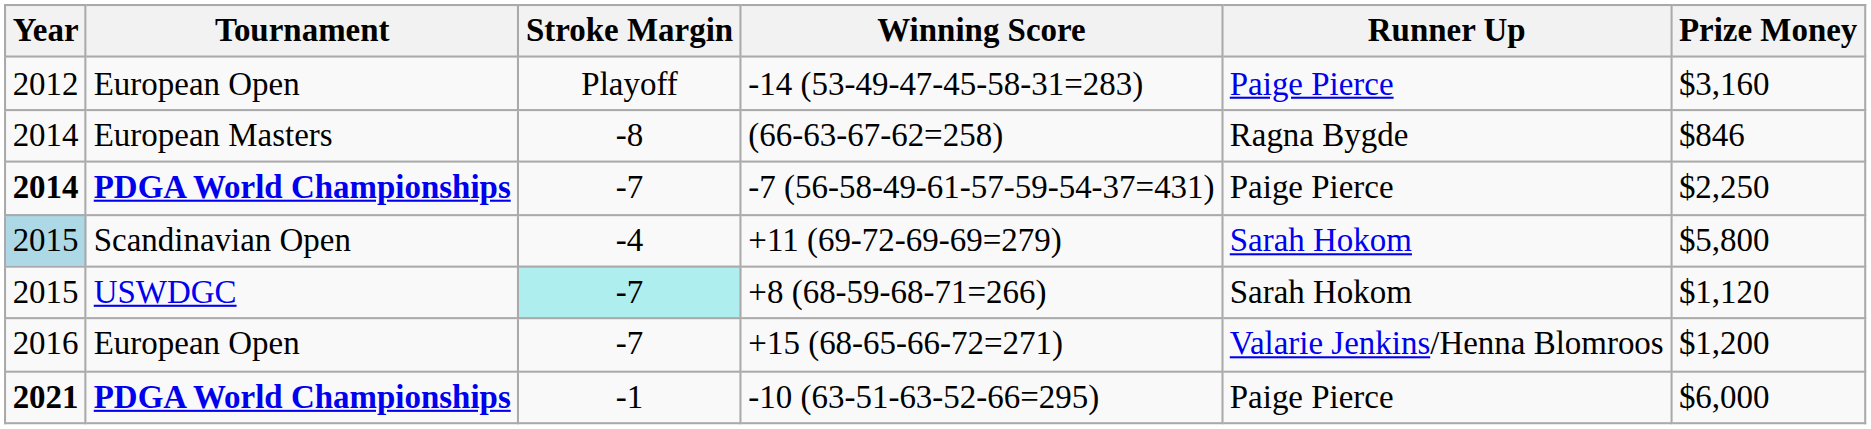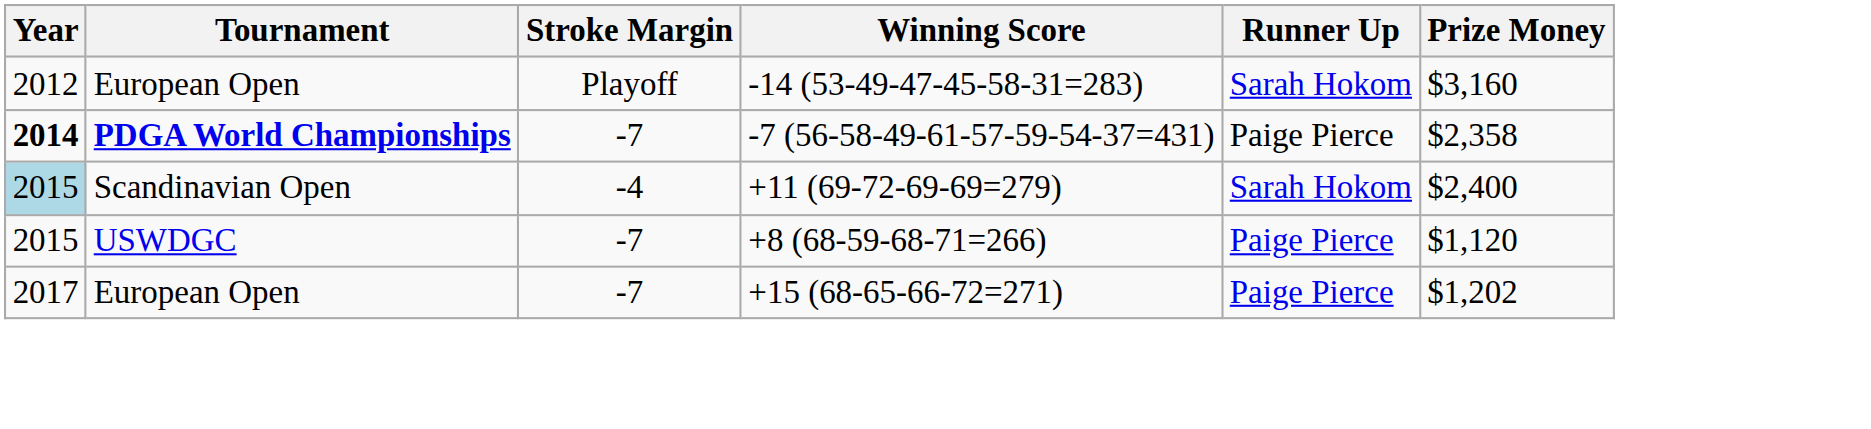(1312, 82) Paige Pierce -> (1321, 82) Sarah Hokom
- row: (876, 135)
(1724, 187) $2,250 -> (1472, 135) $2,358
(1724, 239) $5,800 -> (1472, 187) $2,400
(630, 291) paleturquoise background -> (630, 239) no background
(1321, 291) Sarah Hokom -> (1312, 239) Paige Pierce
(46, 344) 2016 -> (46, 291) 2017
(1447, 344) Valarie Jenkins/Henna Blomroos -> (1312, 291) Paige Pierce
(1724, 344) $1,200 -> (1472, 291) $1,202
- row: (924, 396)
